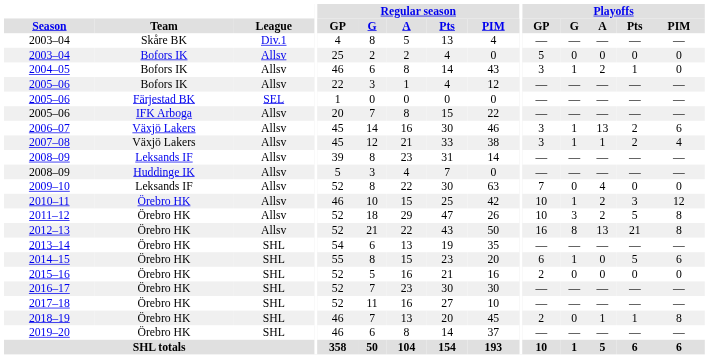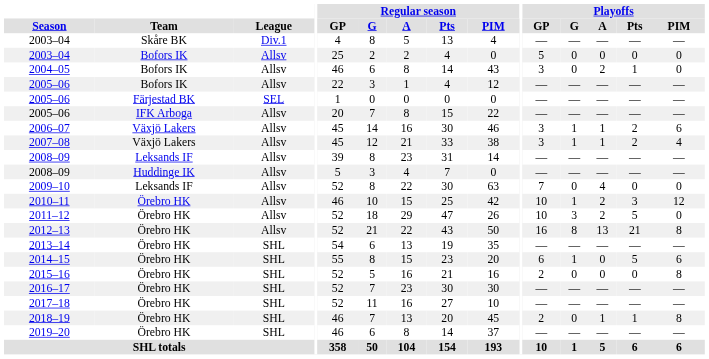(574, 69) 1 -> (574, 69) 0
(602, 128) 13 -> (602, 128) 1
(679, 215) 8 -> (679, 215) 0
(679, 274) 0 -> (679, 274) 8
